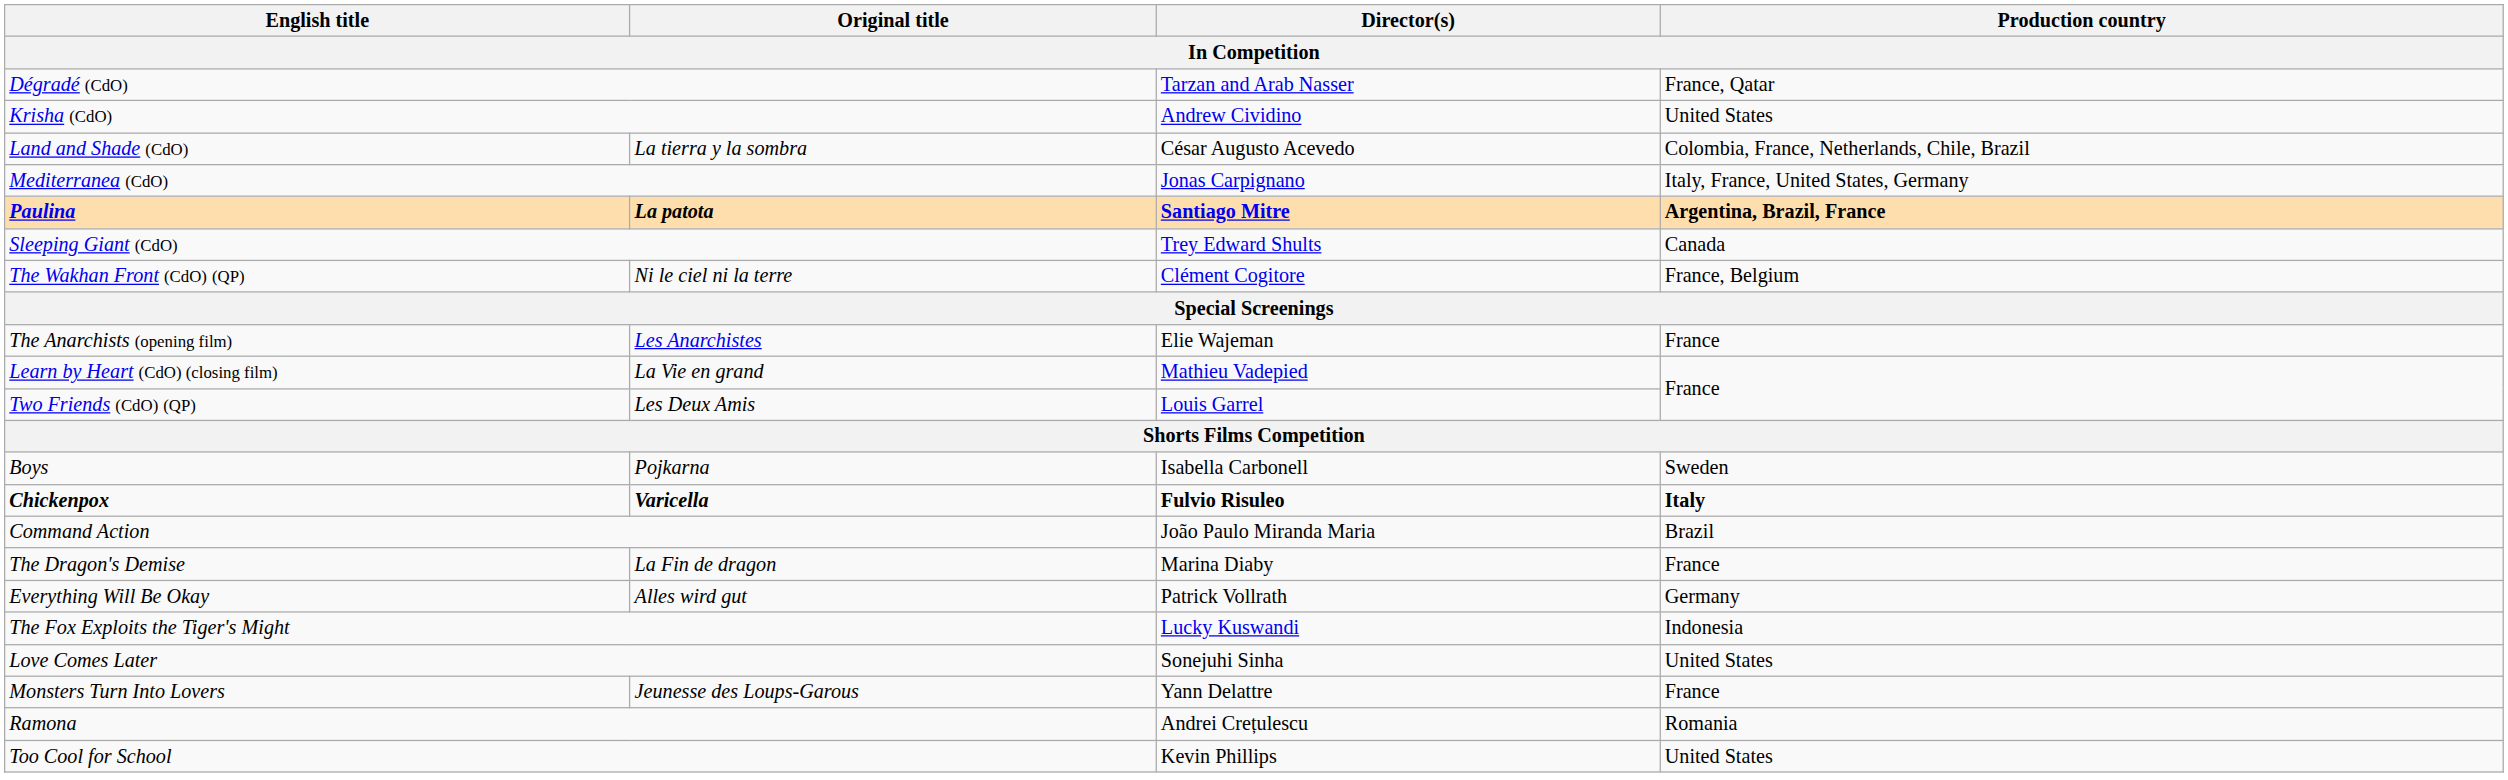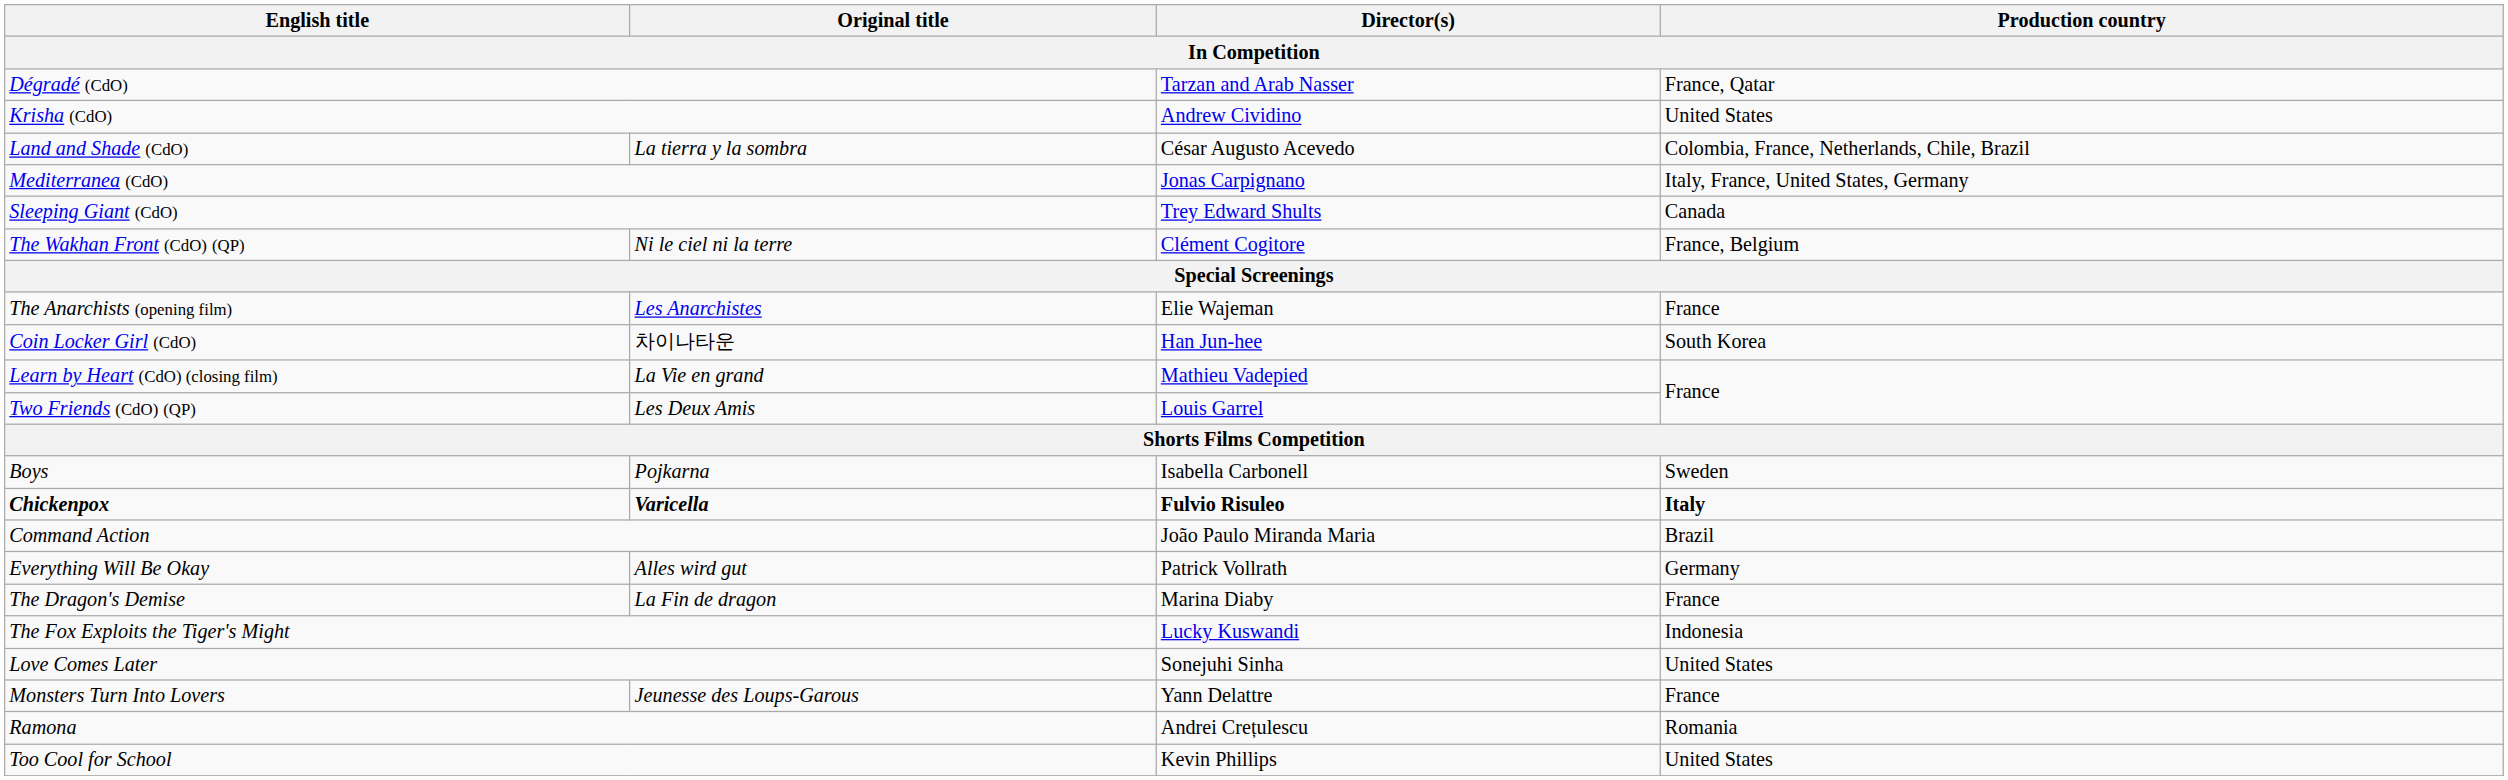- row: (42, 212)
+ row: (103, 342)
rows swapped: (97, 564) <-> (109, 595)
